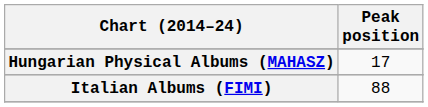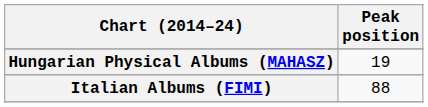(381, 62) 17 -> (381, 62) 19
